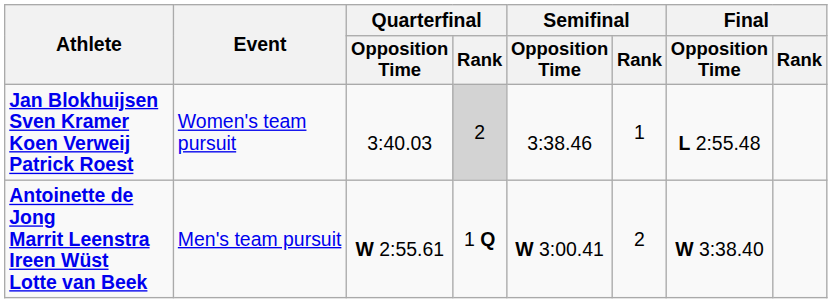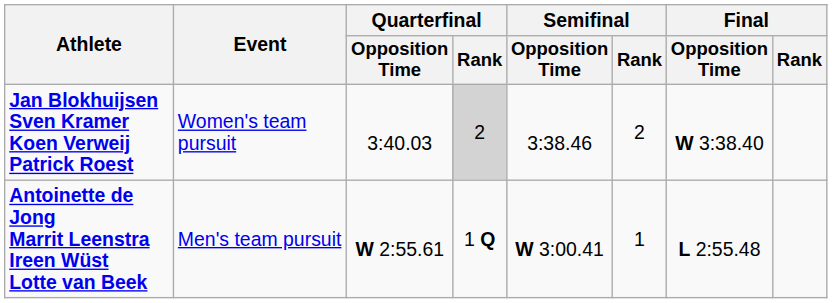(640, 133) 1 -> (640, 133) 2
(719, 144) L 2:55.48 -> (719, 144) W 3:38.40
(640, 239) 2 -> (640, 239) 1
(719, 250) W 3:38.40 -> (719, 250) L 2:55.48
